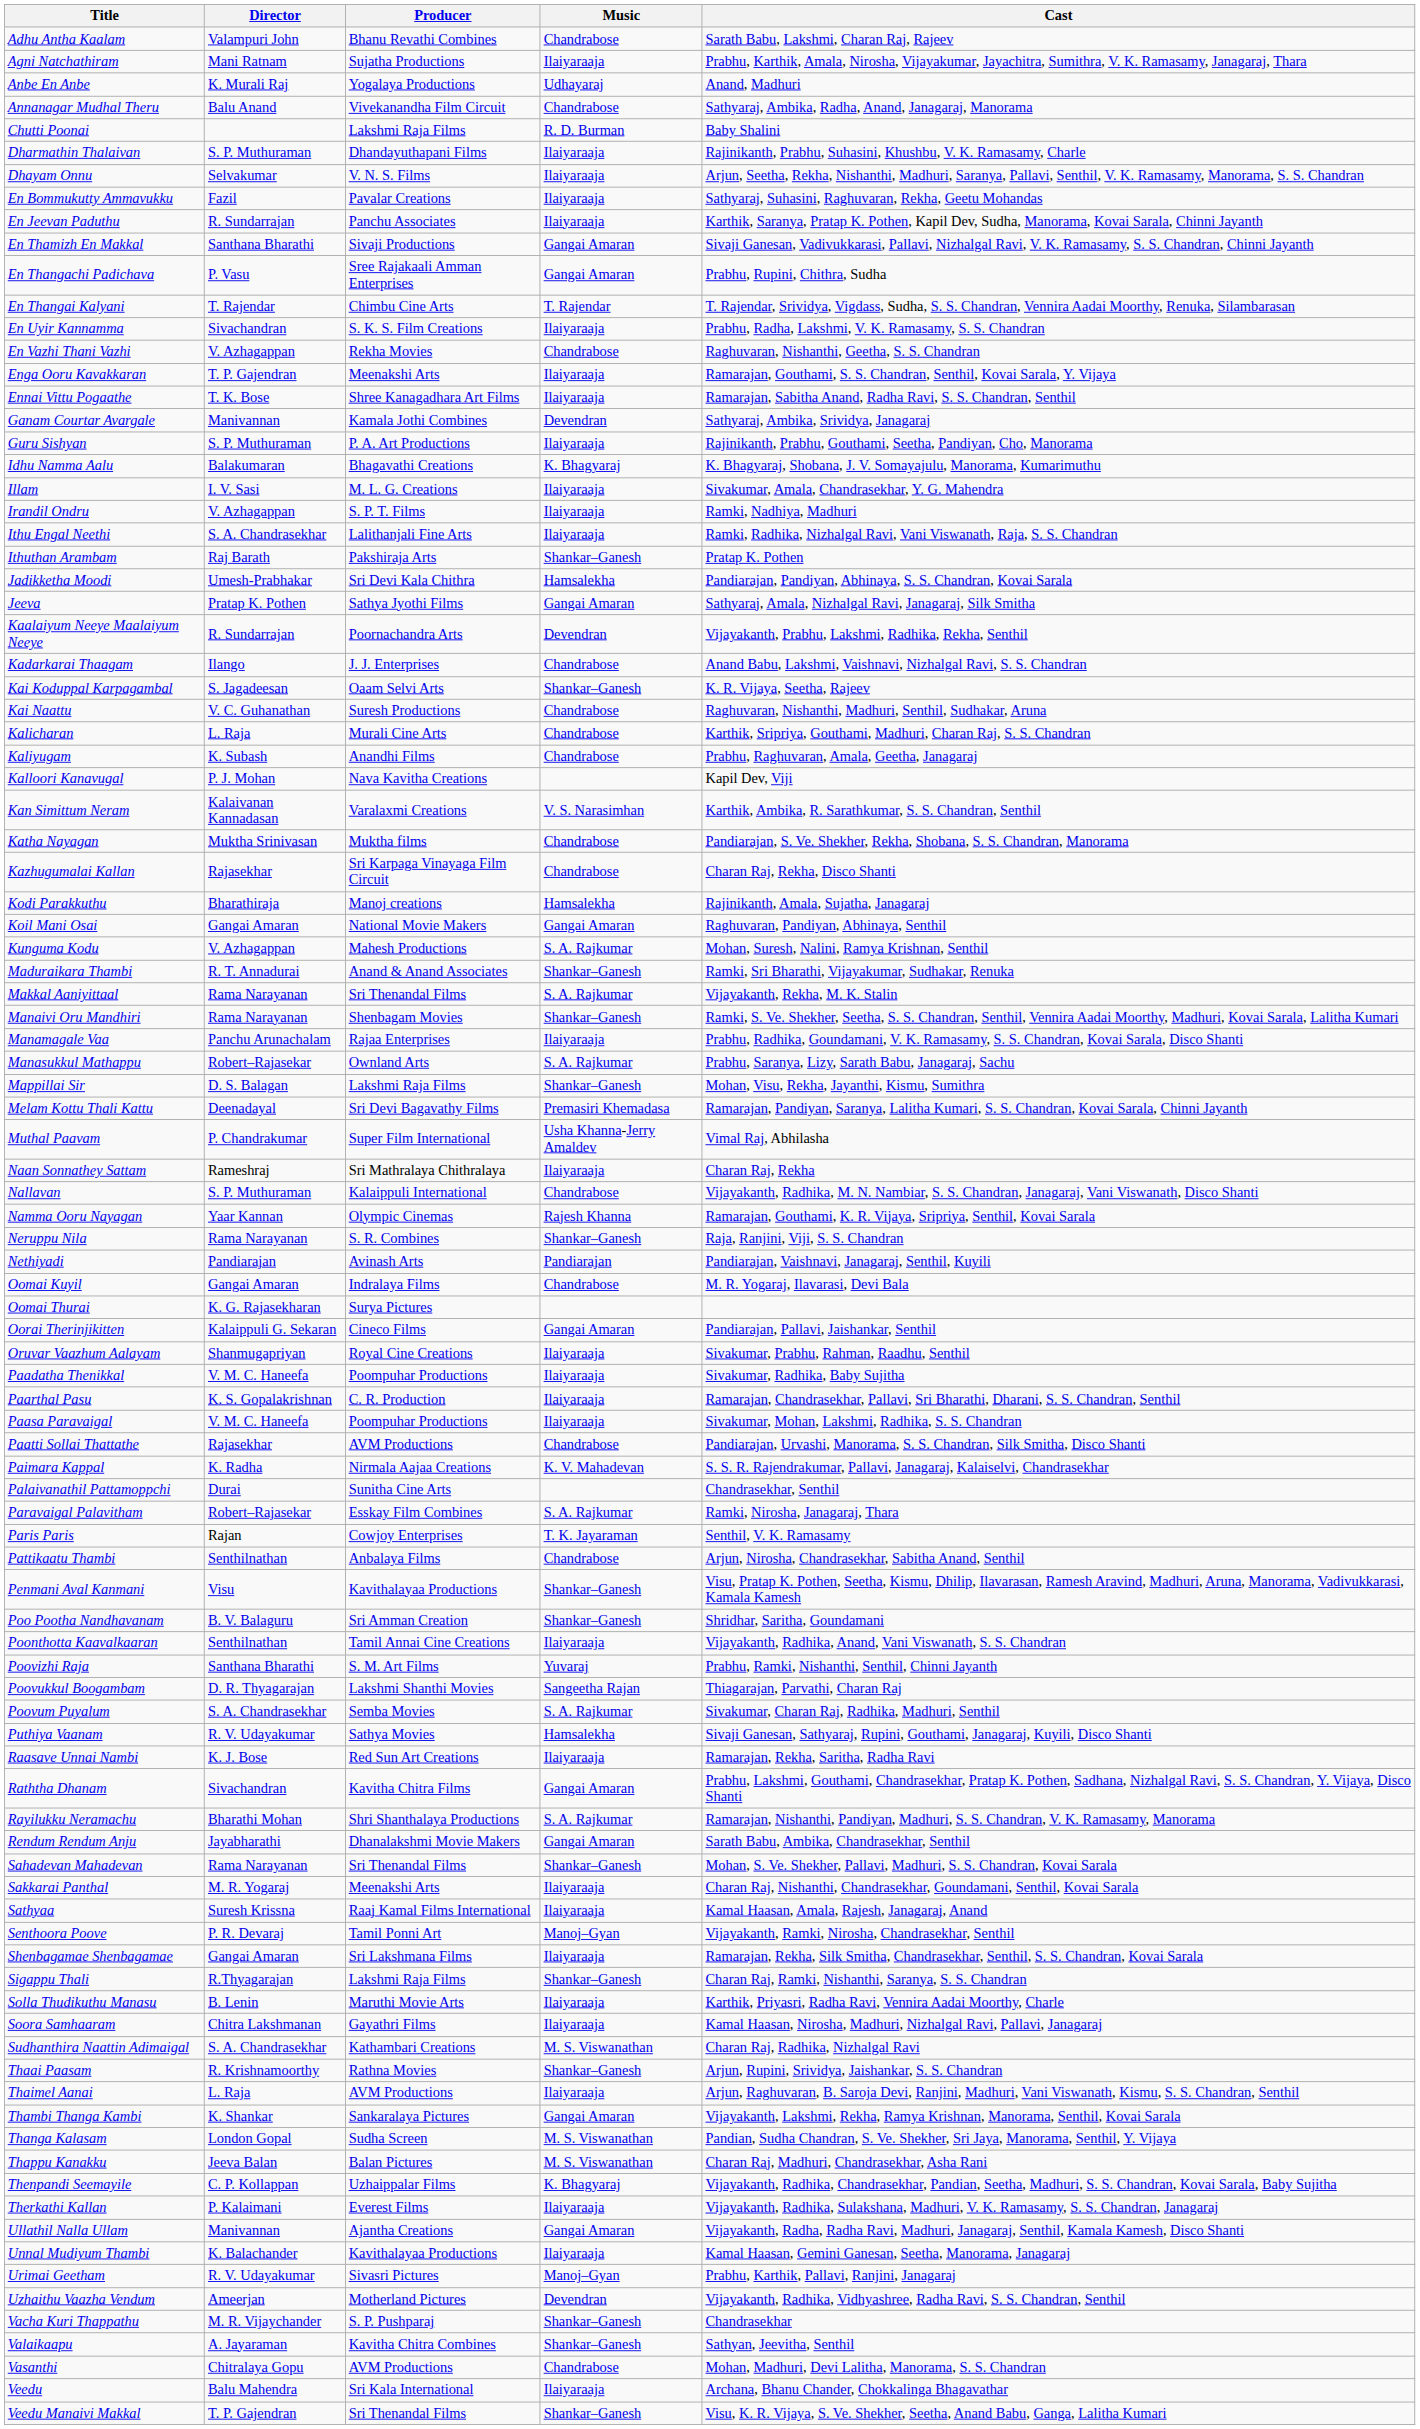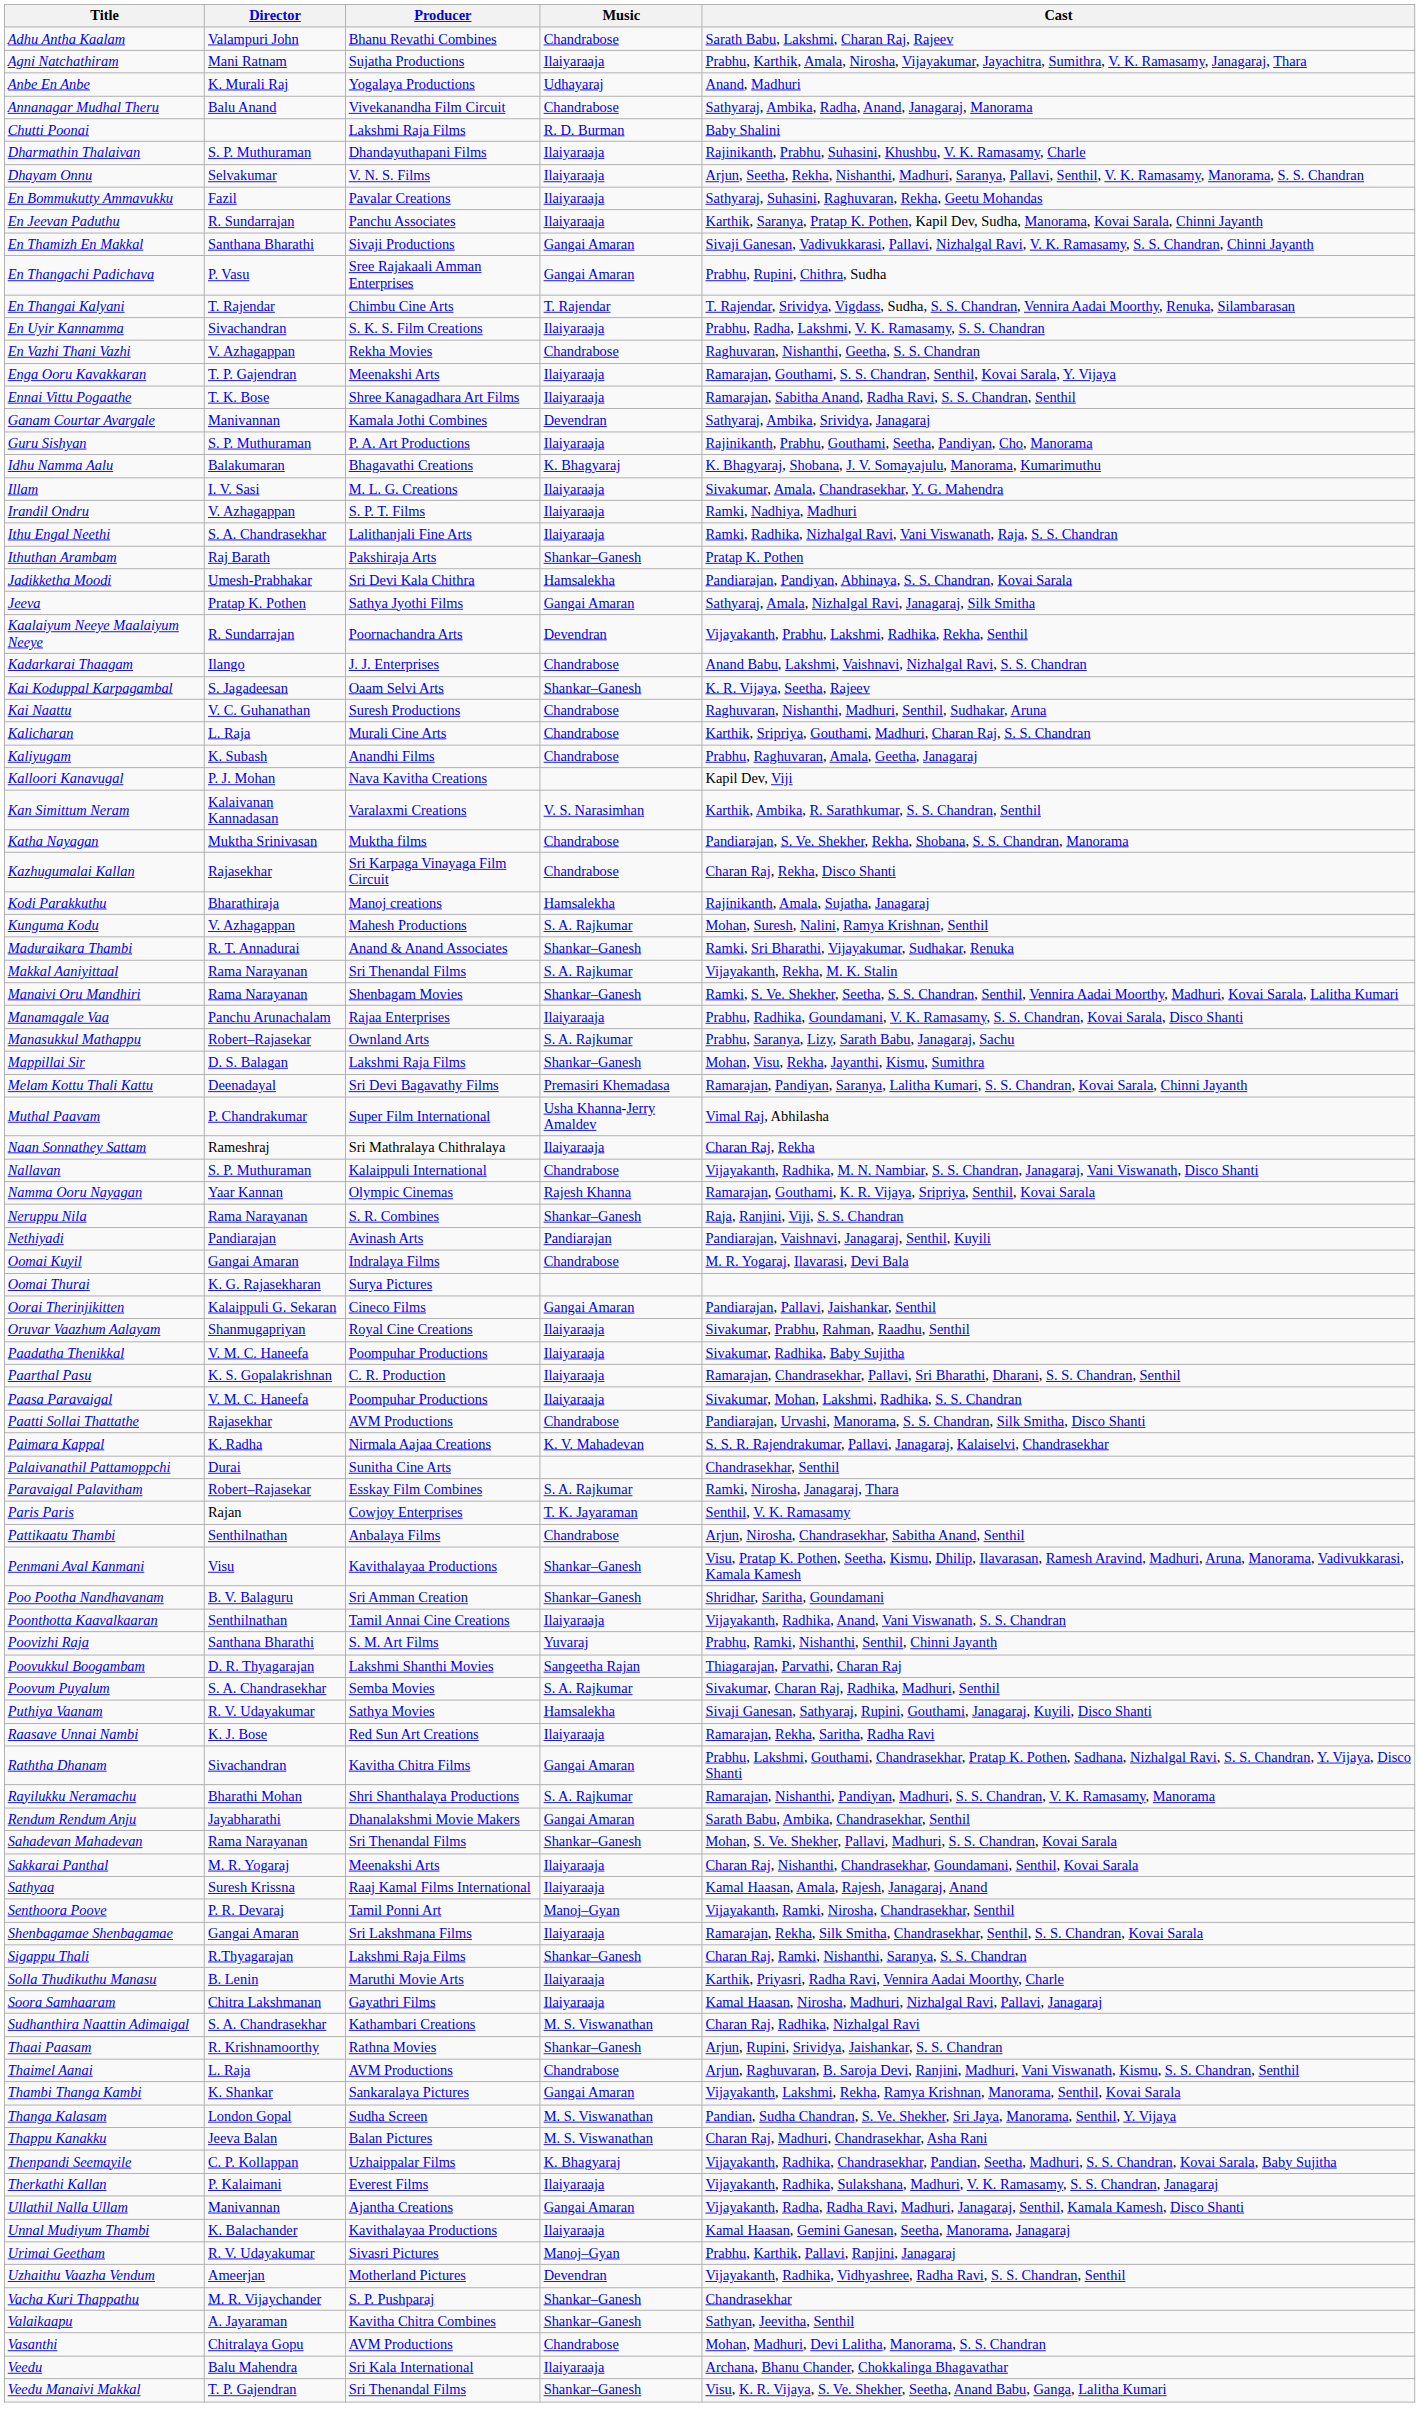- row: (53, 925)
(574, 2093) Ilaiyaraaja -> (581, 2070) Chandrabose
